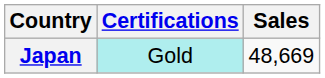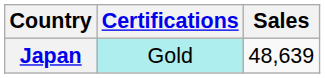(281, 55) 48,669 -> (281, 55) 48,639
